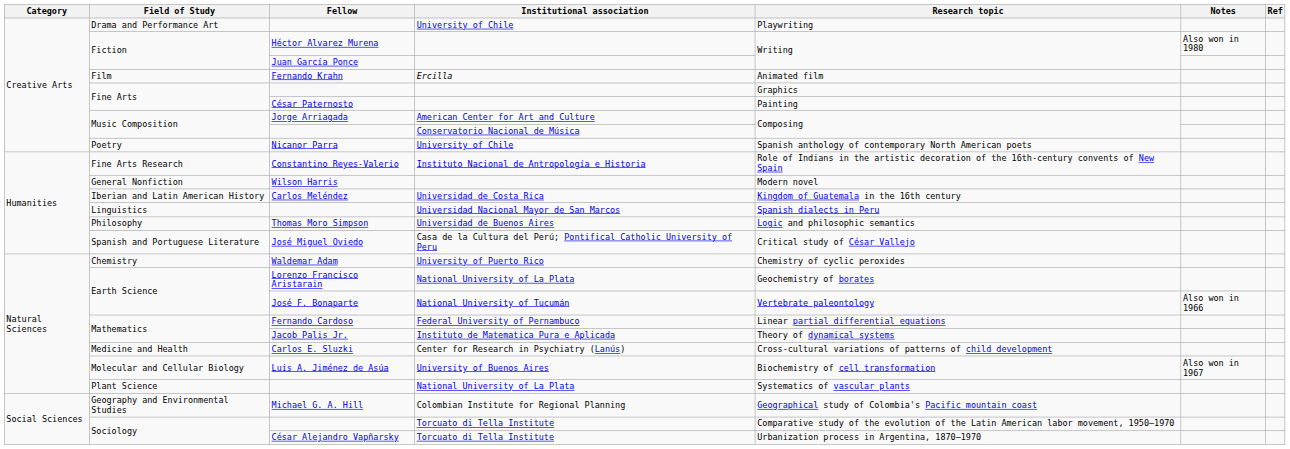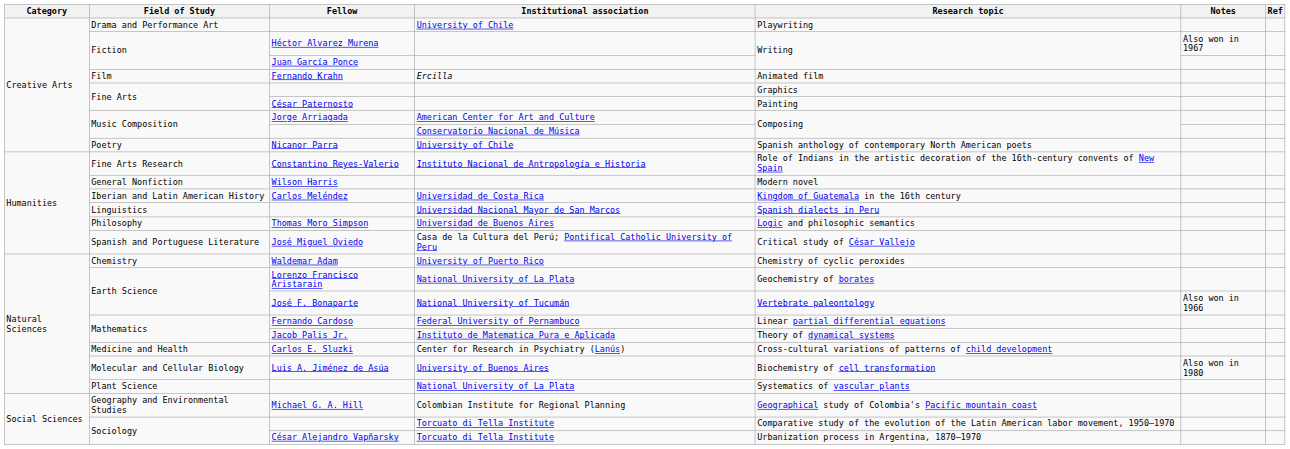(1211, 44) Also won in 1980 -> (1211, 44) Also won in 1967
(1211, 368) Also won in 1967 -> (1211, 368) Also won in 1980
